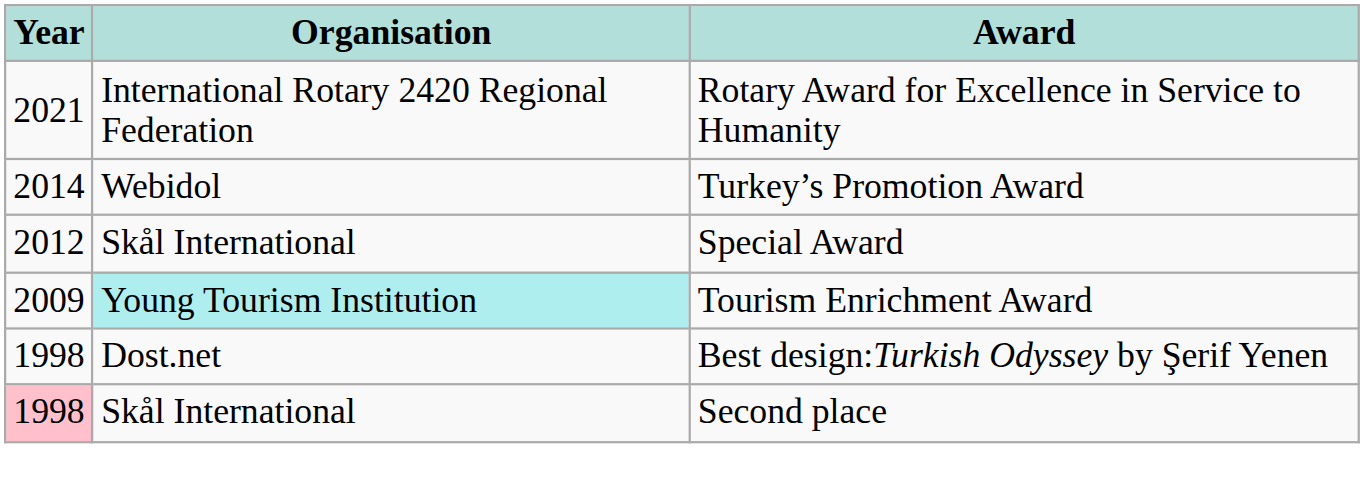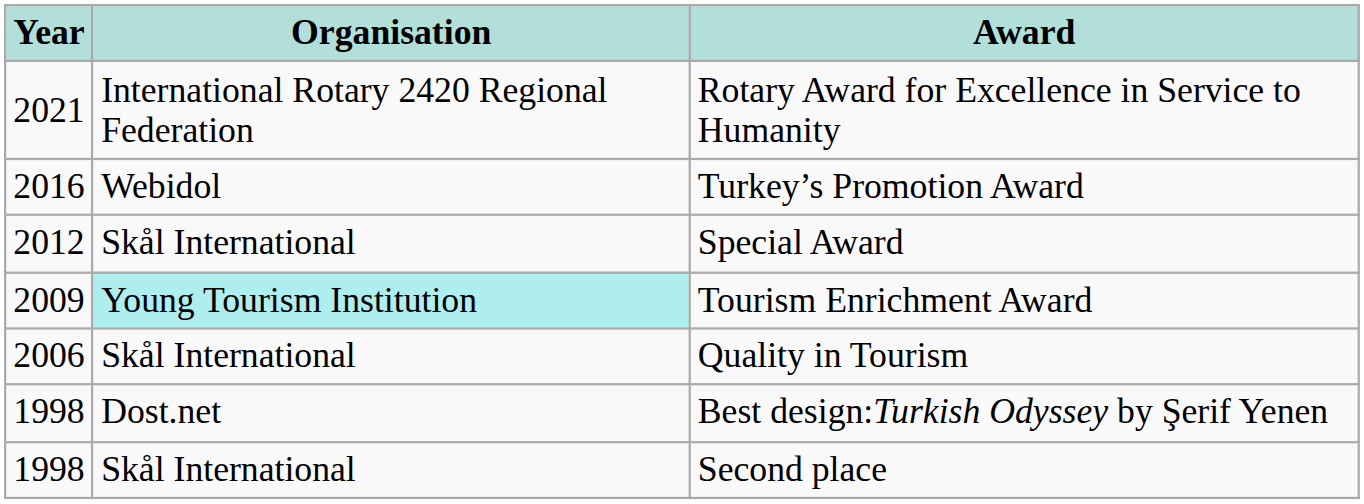(49, 186) 2014 -> (49, 186) 2016
+ row: (833, 355)
(49, 412) pink background -> (49, 469) no background
